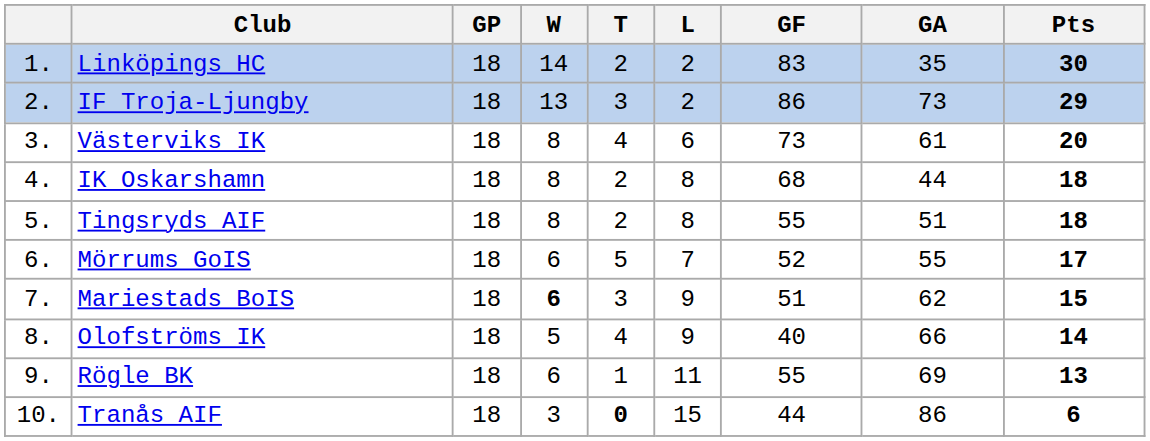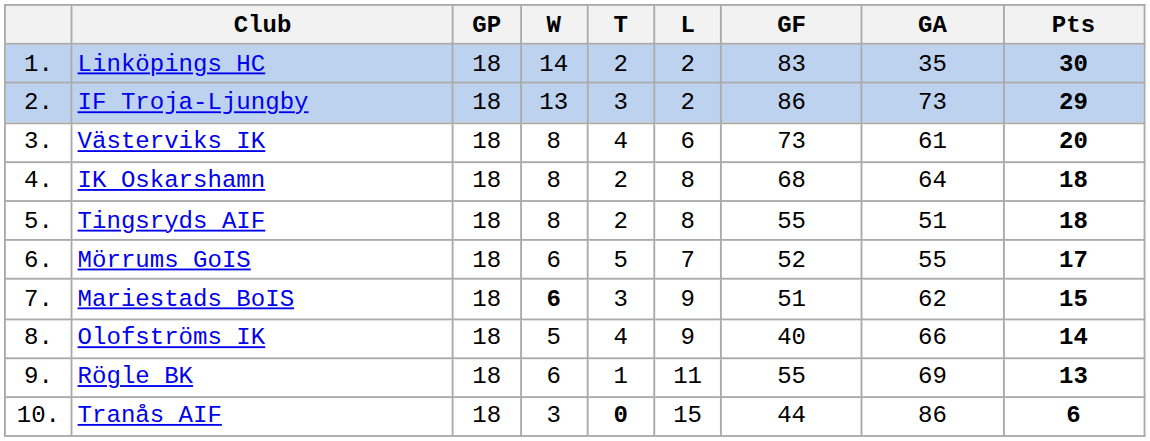(933, 181) 44 -> (933, 181) 64
